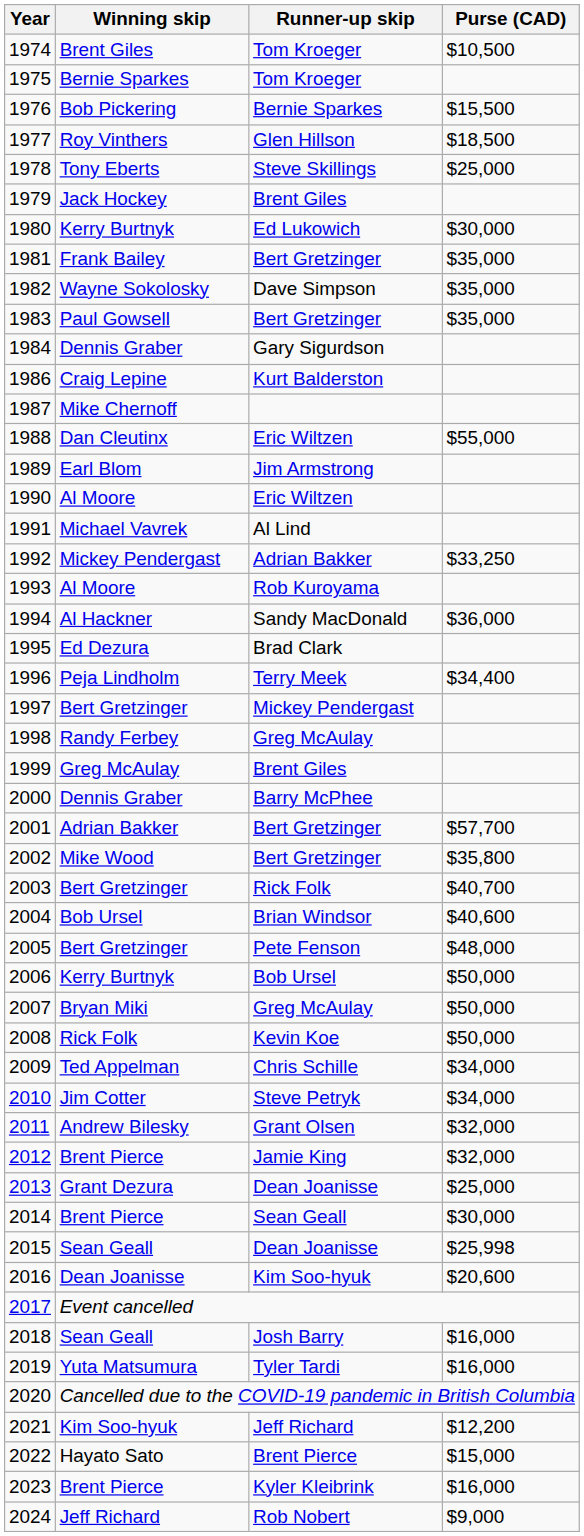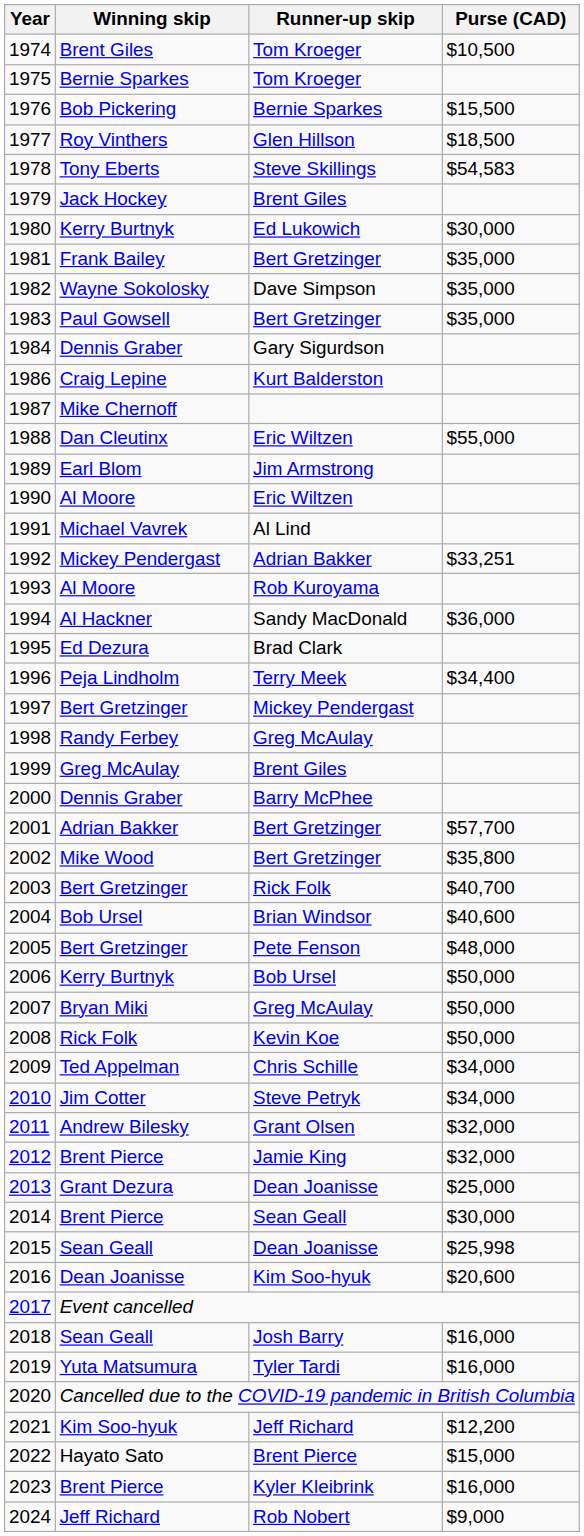(481, 169) $25,000 -> (481, 169) $54,583
(481, 558) $33,250 -> (481, 558) $33,251
